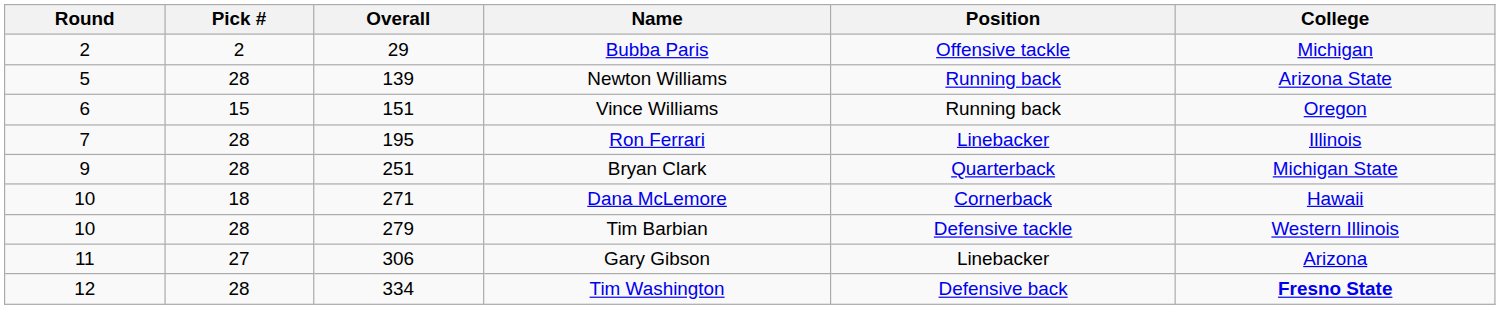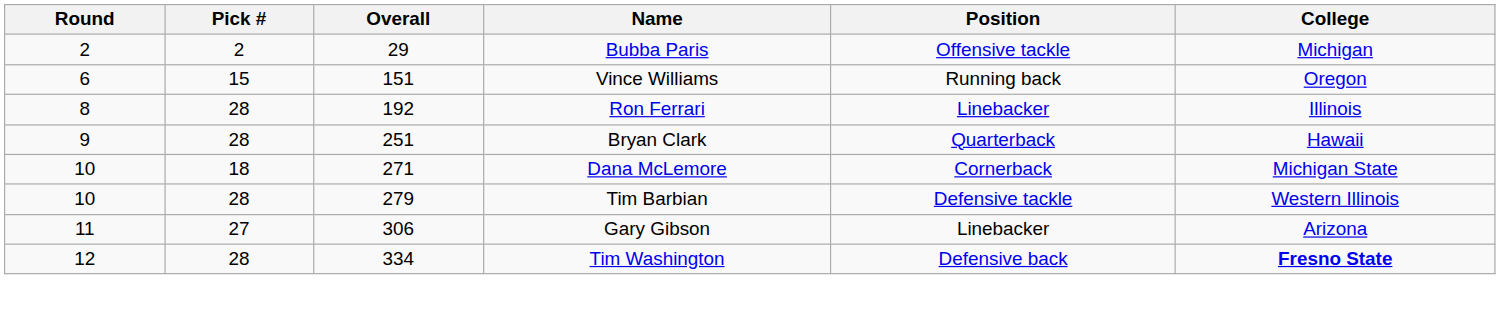- row: (657, 79)
(85, 139) 7 -> (85, 109) 8
(398, 139) 195 -> (398, 109) 192
(1335, 169) Michigan State -> (1335, 139) Hawaii
(1335, 199) Hawaii -> (1335, 169) Michigan State
